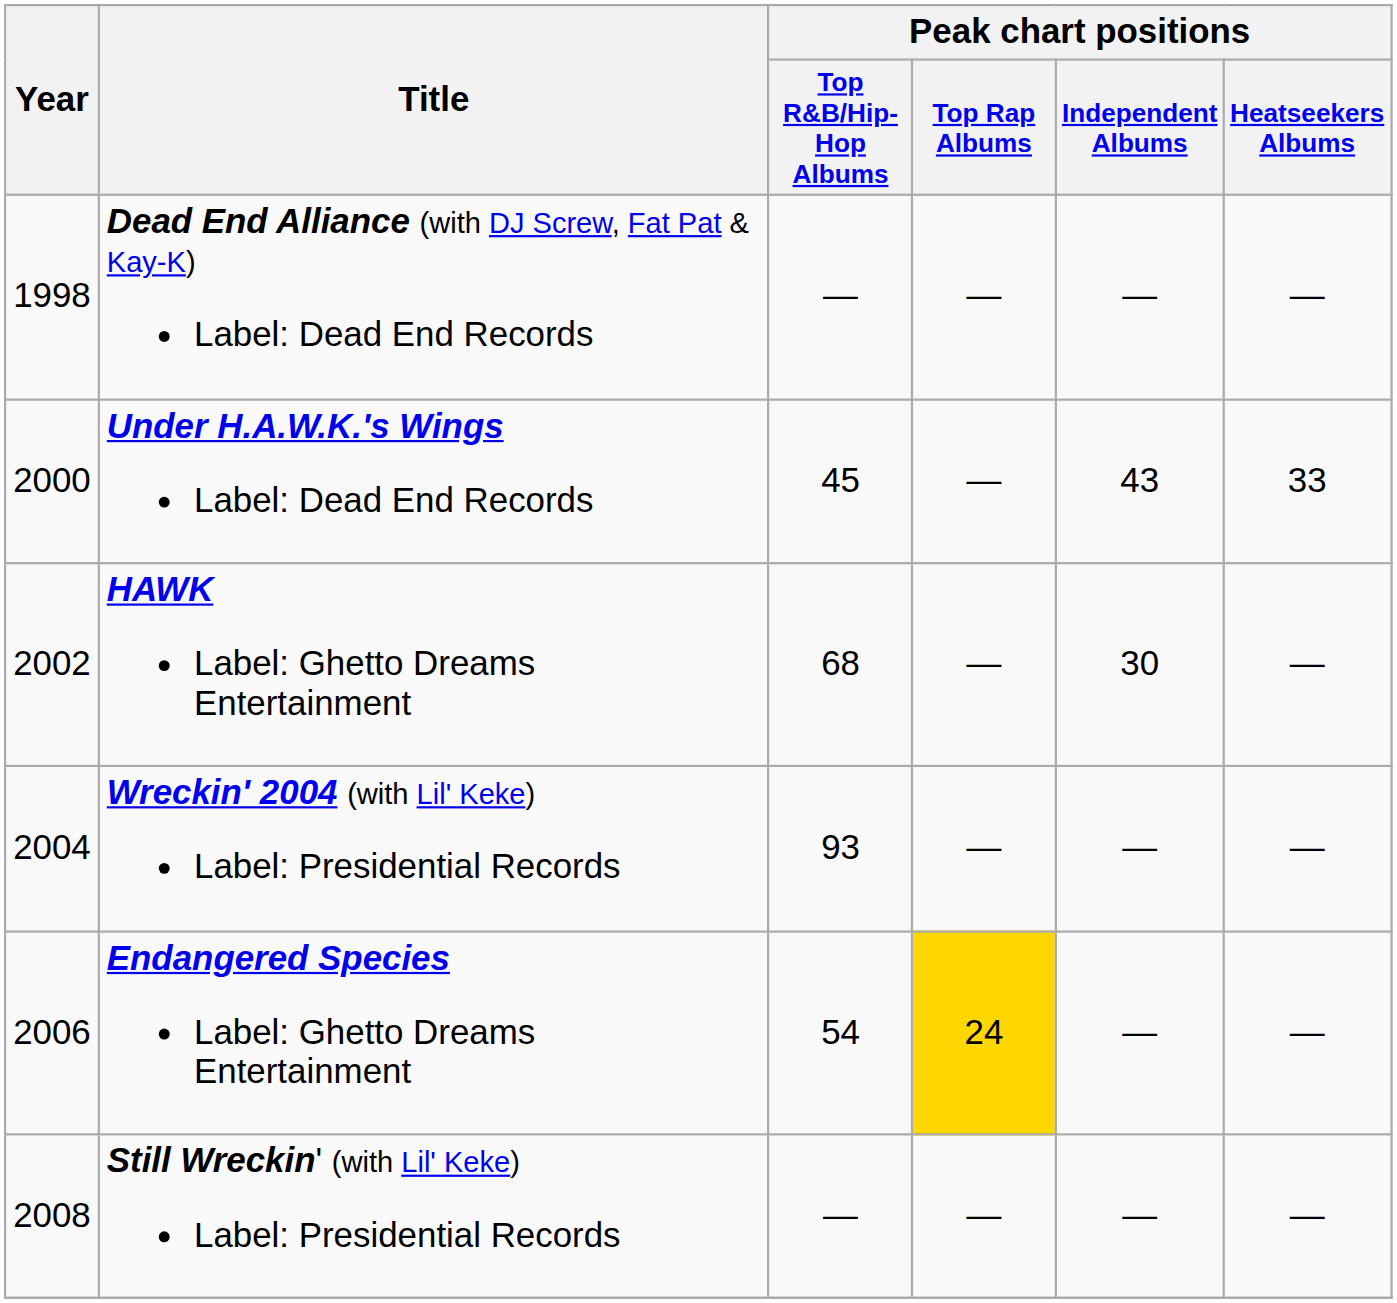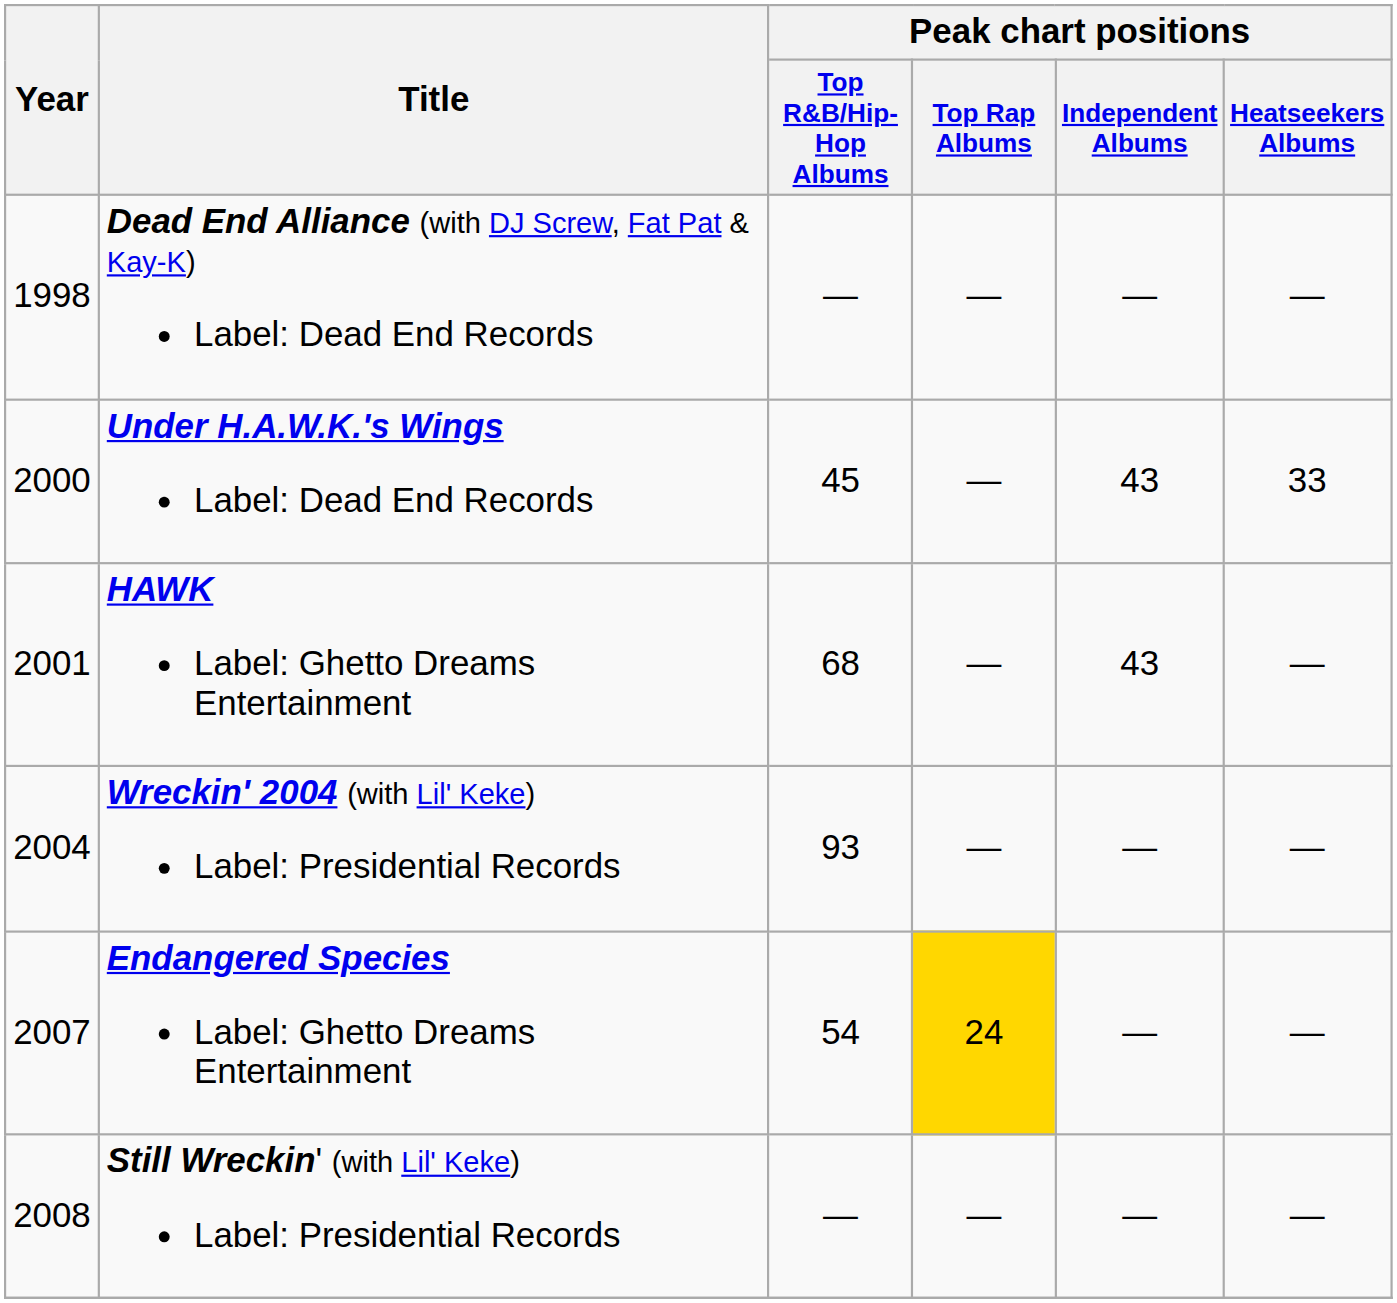(52, 664) 2002 -> (52, 664) 2001
(1140, 664) 30 -> (1140, 664) 43
(52, 1032) 2006 -> (52, 1032) 2007
